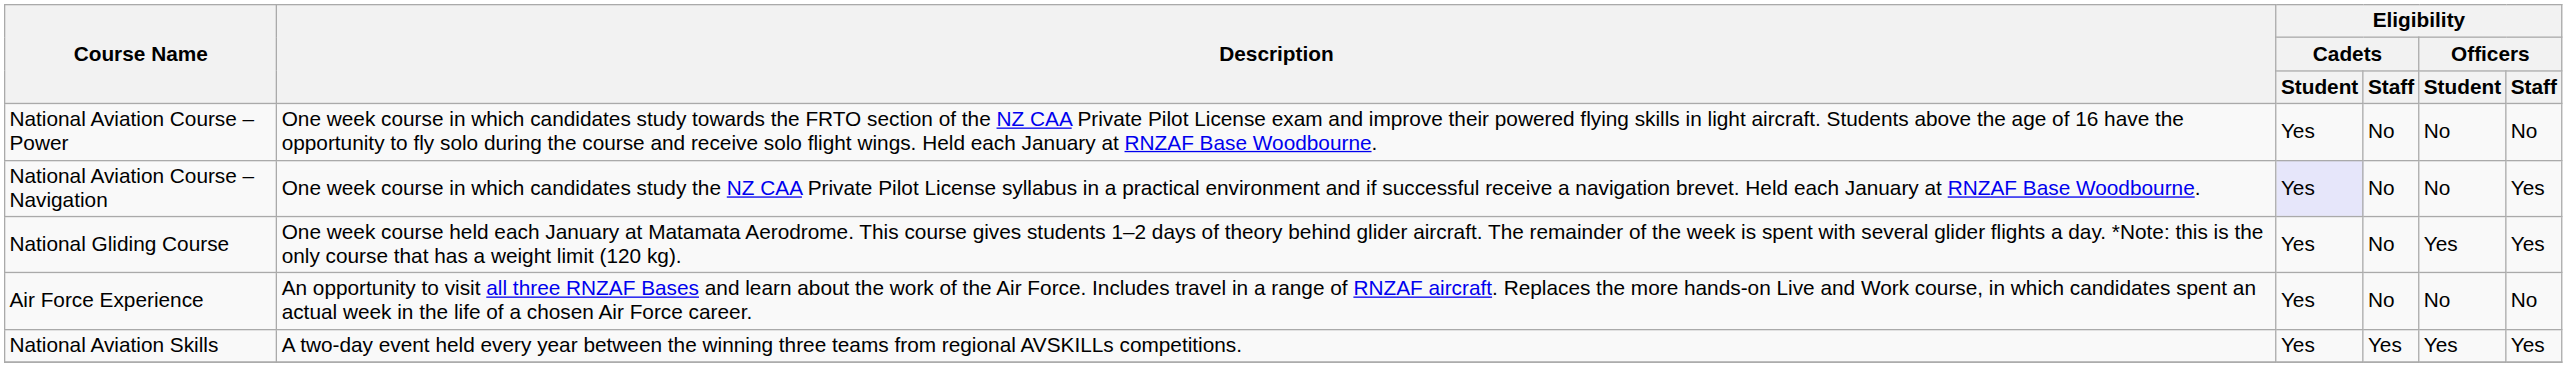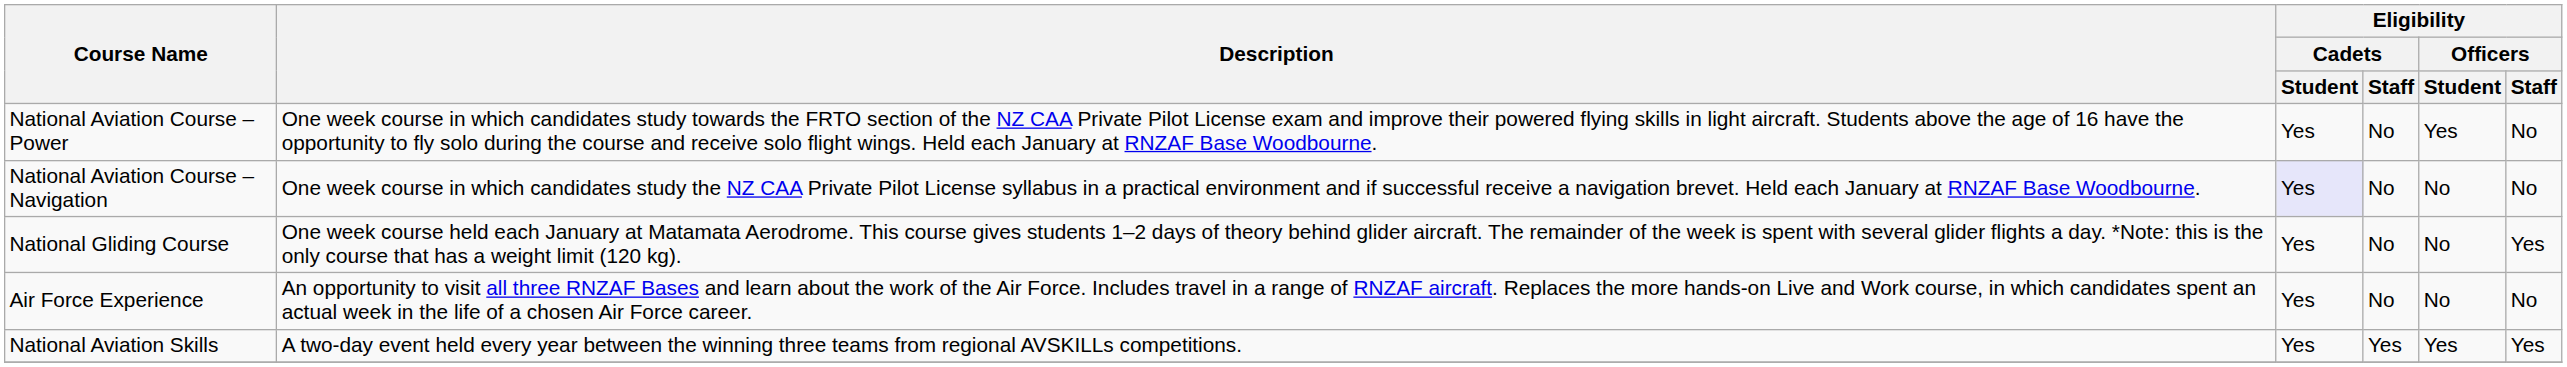(2437, 131) No -> (2441, 131) Yes
(2528, 188) Yes -> (2524, 188) No
(2441, 244) Yes -> (2437, 244) No
